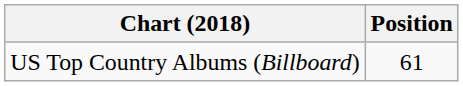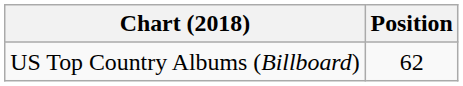(412, 61) 61 -> (412, 61) 62
